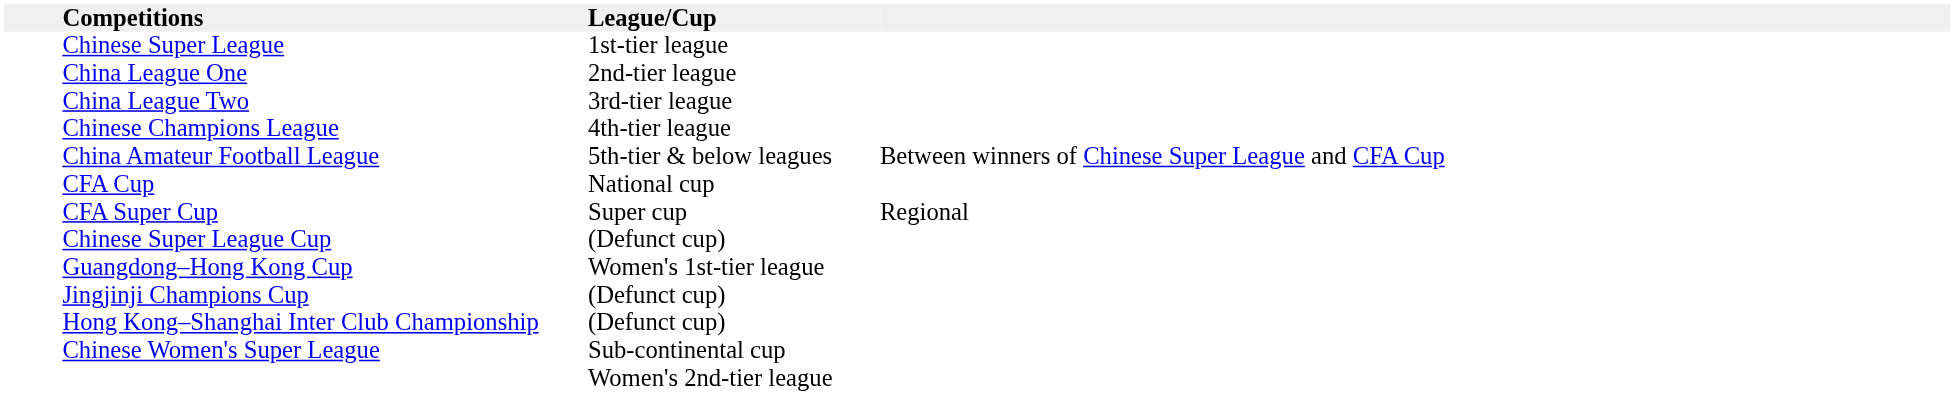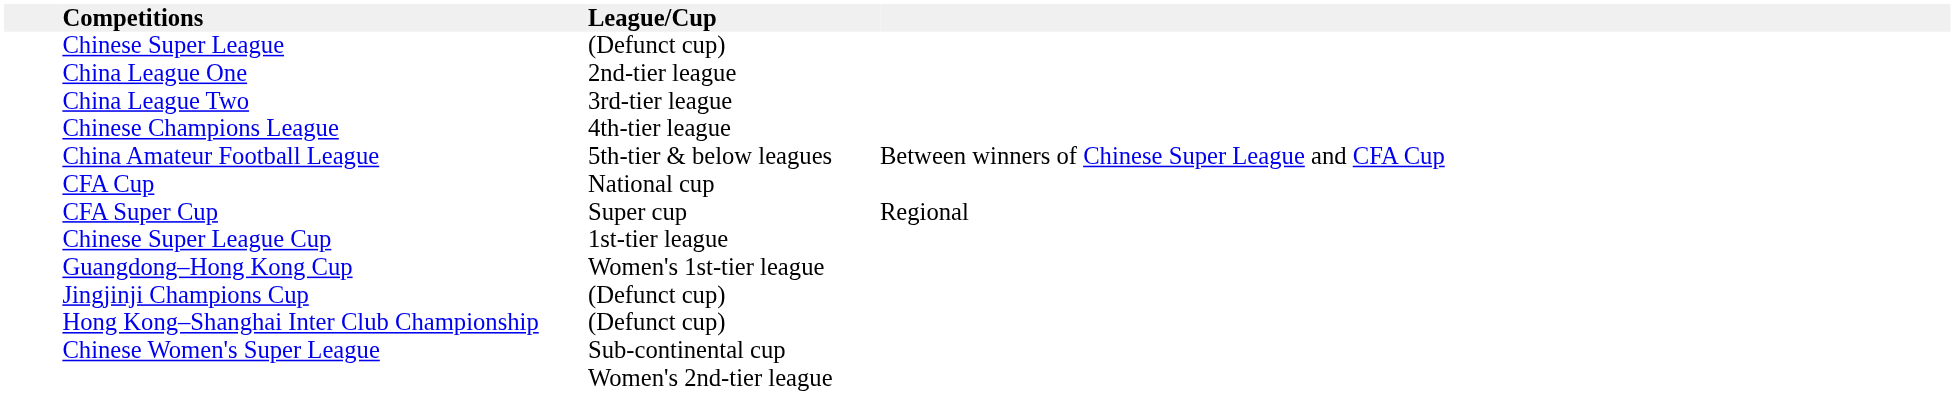(658, 45) 1st-tier league -> (657, 45) (Defunct cup)
(657, 239) (Defunct cup) -> (658, 239) 1st-tier league
